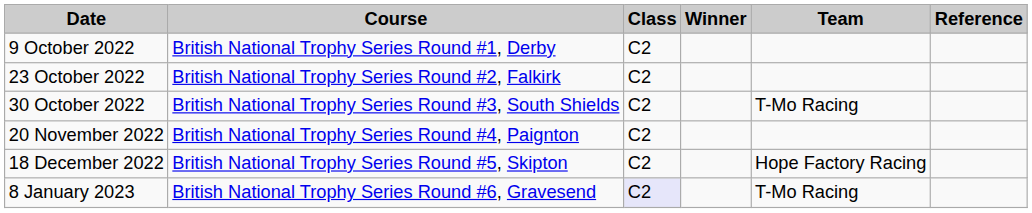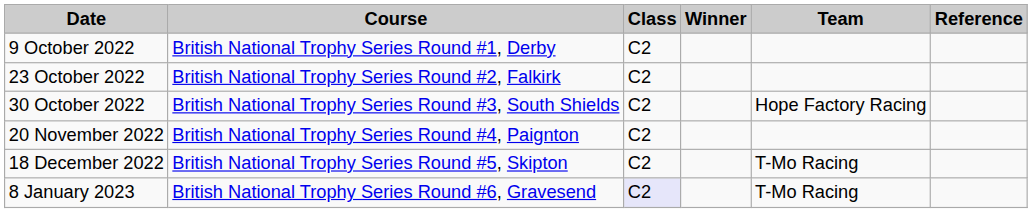(807, 105) T-Mo Racing -> (841, 105) Hope Factory Racing
(841, 163) Hope Factory Racing -> (807, 163) T-Mo Racing
